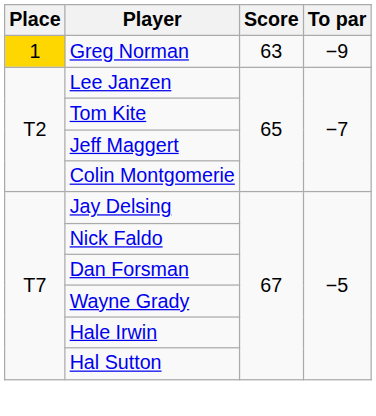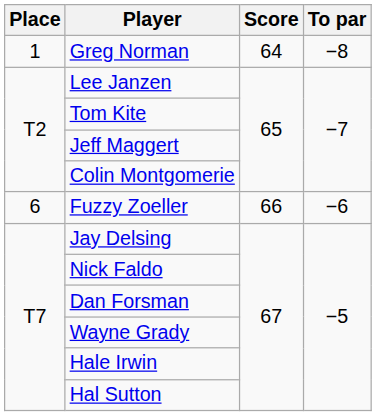(35, 51) gold background -> (35, 51) no background
(271, 51) 63 -> (271, 51) 64
(337, 51) −9 -> (337, 51) −8
+ row: (129, 207)
